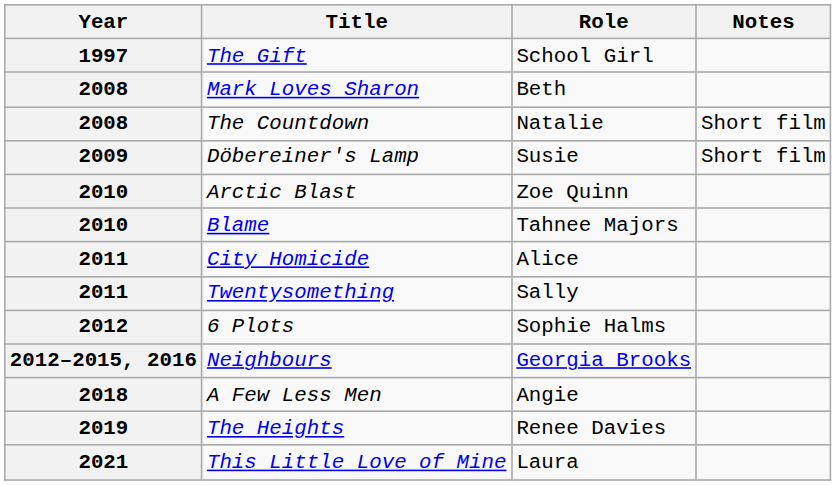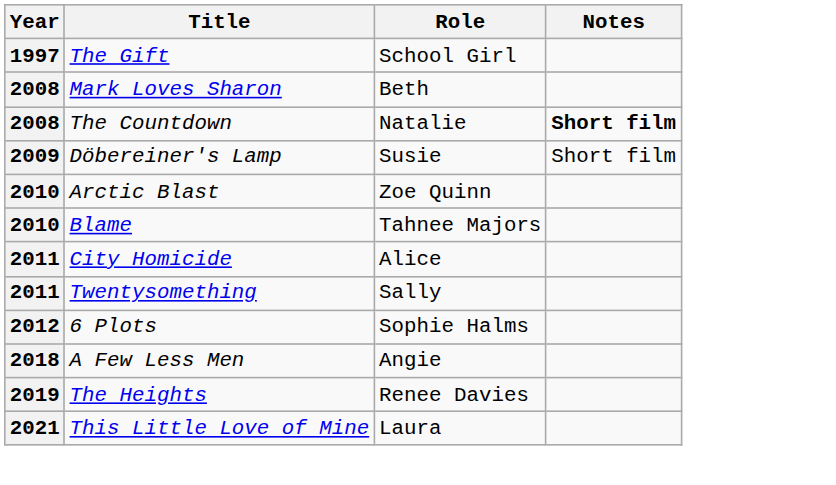(763, 123) normal -> (614, 123) bold
- row: (269, 361)
